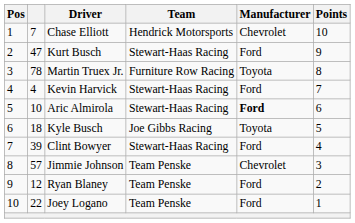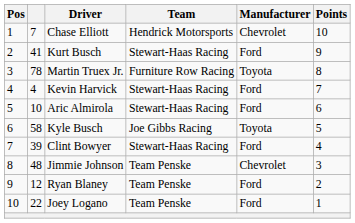(36, 51) 47 -> (36, 51) 41
(252, 108) bold -> (251, 108) normal
(36, 127) 18 -> (36, 127) 58
(36, 165) 57 -> (36, 165) 48
